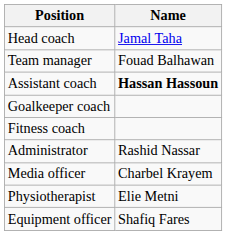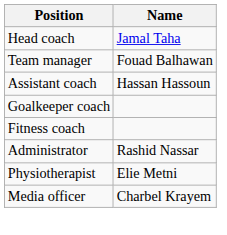(168, 83) bold -> (164, 83) normal
rows swapped: (52, 196) <-> (47, 173)
- row: (60, 219)
